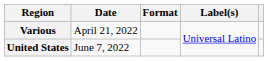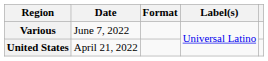(106, 30) April 21, 2022 -> (101, 30) June 7, 2022
(101, 47) June 7, 2022 -> (106, 47) April 21, 2022
